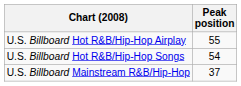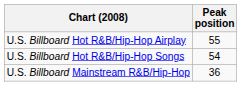(215, 72) 37 -> (215, 72) 36
